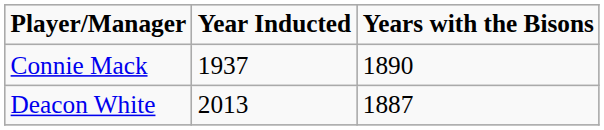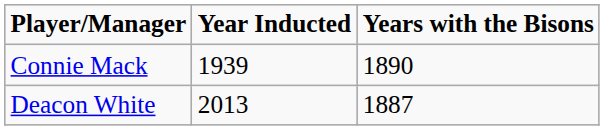(223, 64) 1937 -> (223, 64) 1939
